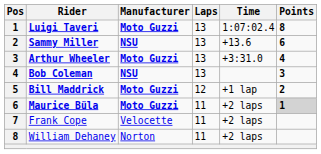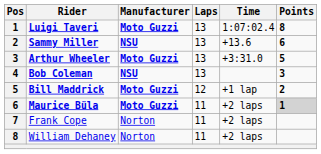(282, 59) 4 -> (282, 59) 5
(146, 121) Velocette -> (138, 121) Norton
